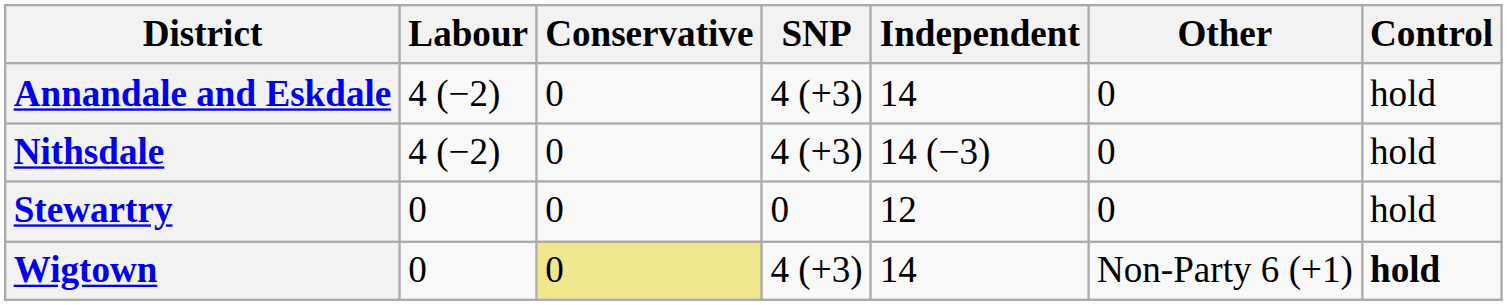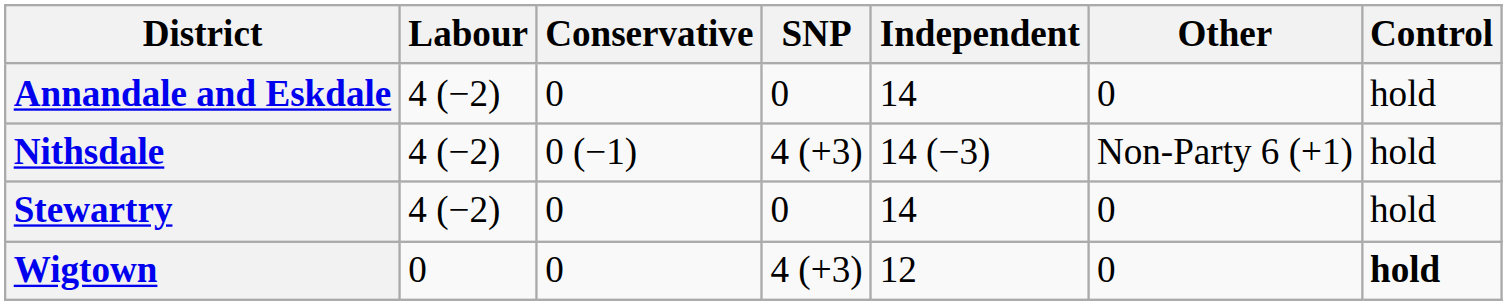(817, 92) 4 (+3) -> (780, 92) 0
(554, 151) 0 -> (591, 151) 0 (−1)
(1106, 151) 0 -> (1225, 151) Non-Party 6 (+1)
(418, 210) 0 -> (454, 210) 4 (−2)
(898, 210) 12 -> (898, 210) 14
(554, 269) khaki background -> (554, 269) no background
(898, 269) 14 -> (898, 269) 12
(1225, 269) Non-Party 6 (+1) -> (1106, 269) 0
